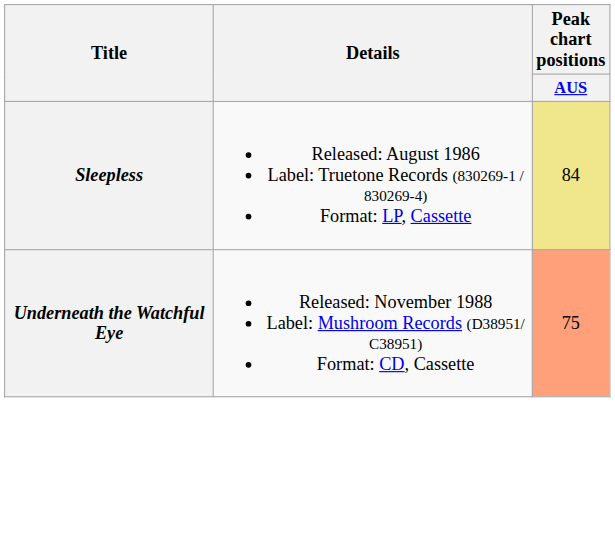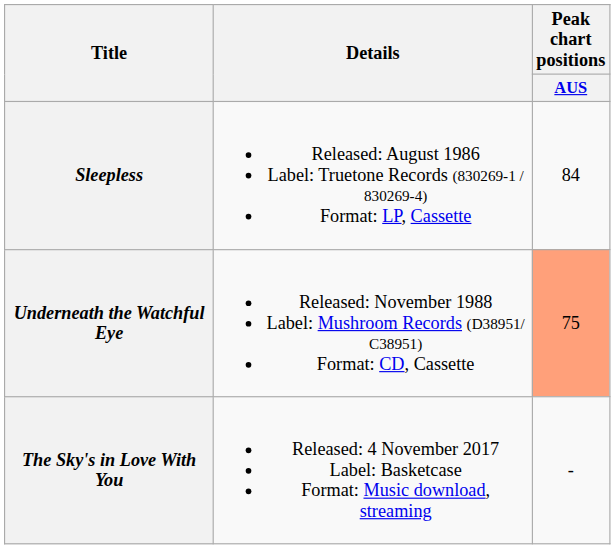(571, 175) khaki background -> (571, 175) no background
+ row: (109, 470)
